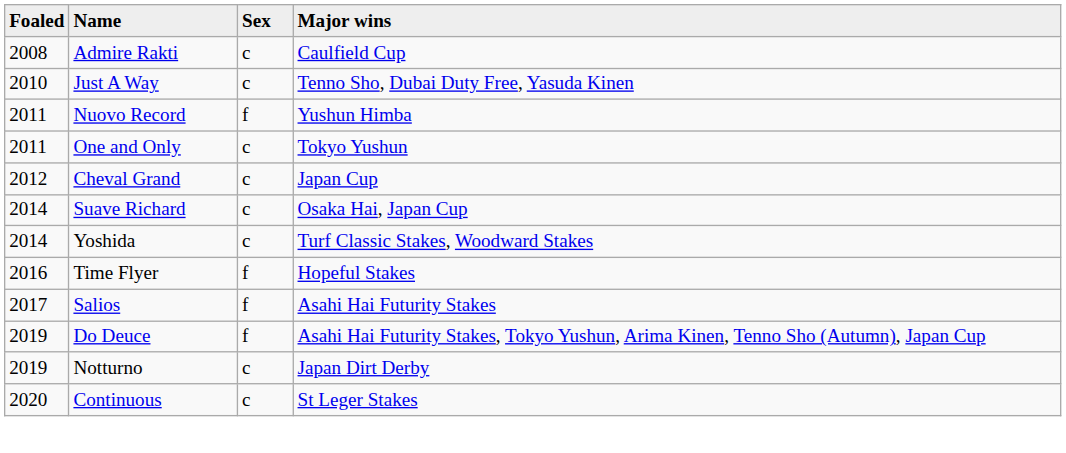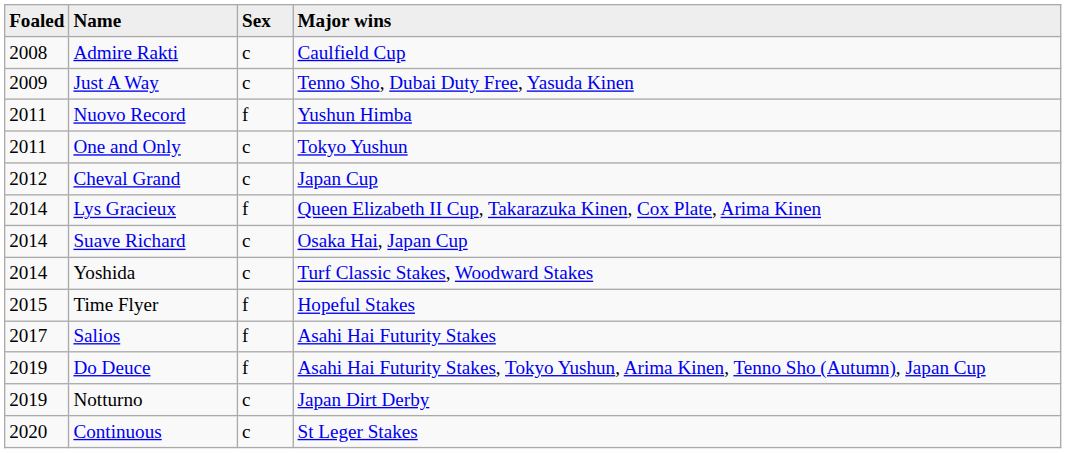(28, 83) 2010 -> (28, 83) 2009
+ row: (125, 210)
(28, 273) 2016 -> (28, 304) 2015
